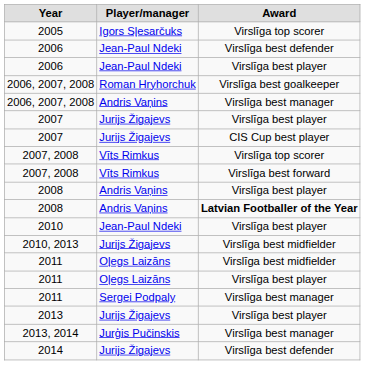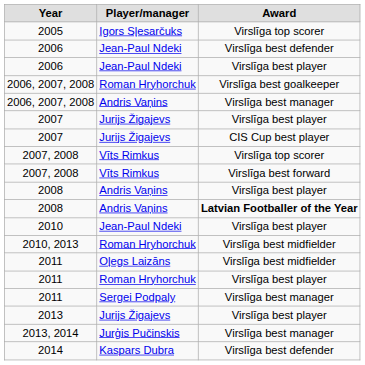(135, 244) Jurijs Žigajevs -> (148, 244) Roman Hryhorchuk
(135, 279) Oļegs Laizāns -> (148, 279) Roman Hryhorchuk
(135, 350) Jurijs Žigajevs -> (137, 350) Kaspars Dubra
